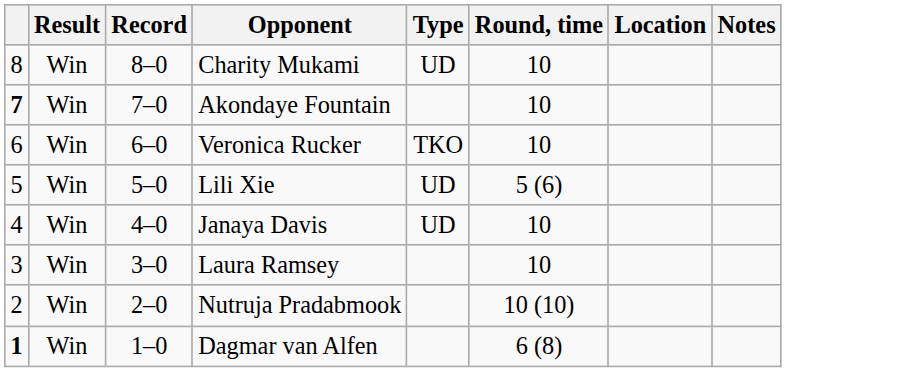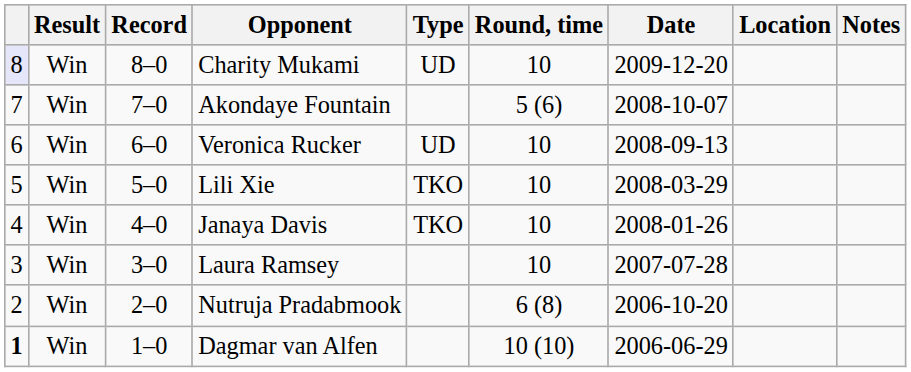+ column: (671, 24)
(17, 64) no background -> (17, 64) lavender background
(17, 104) bold -> (17, 104) normal
(539, 104) 10 -> (539, 104) 5 (6)
(438, 145) TKO -> (438, 145) UD
(438, 185) UD -> (438, 185) TKO
(539, 185) 5 (6) -> (539, 185) 10
(438, 225) UD -> (438, 225) TKO
(539, 305) 10 (10) -> (539, 305) 6 (8)
(539, 345) 6 (8) -> (539, 345) 10 (10)
